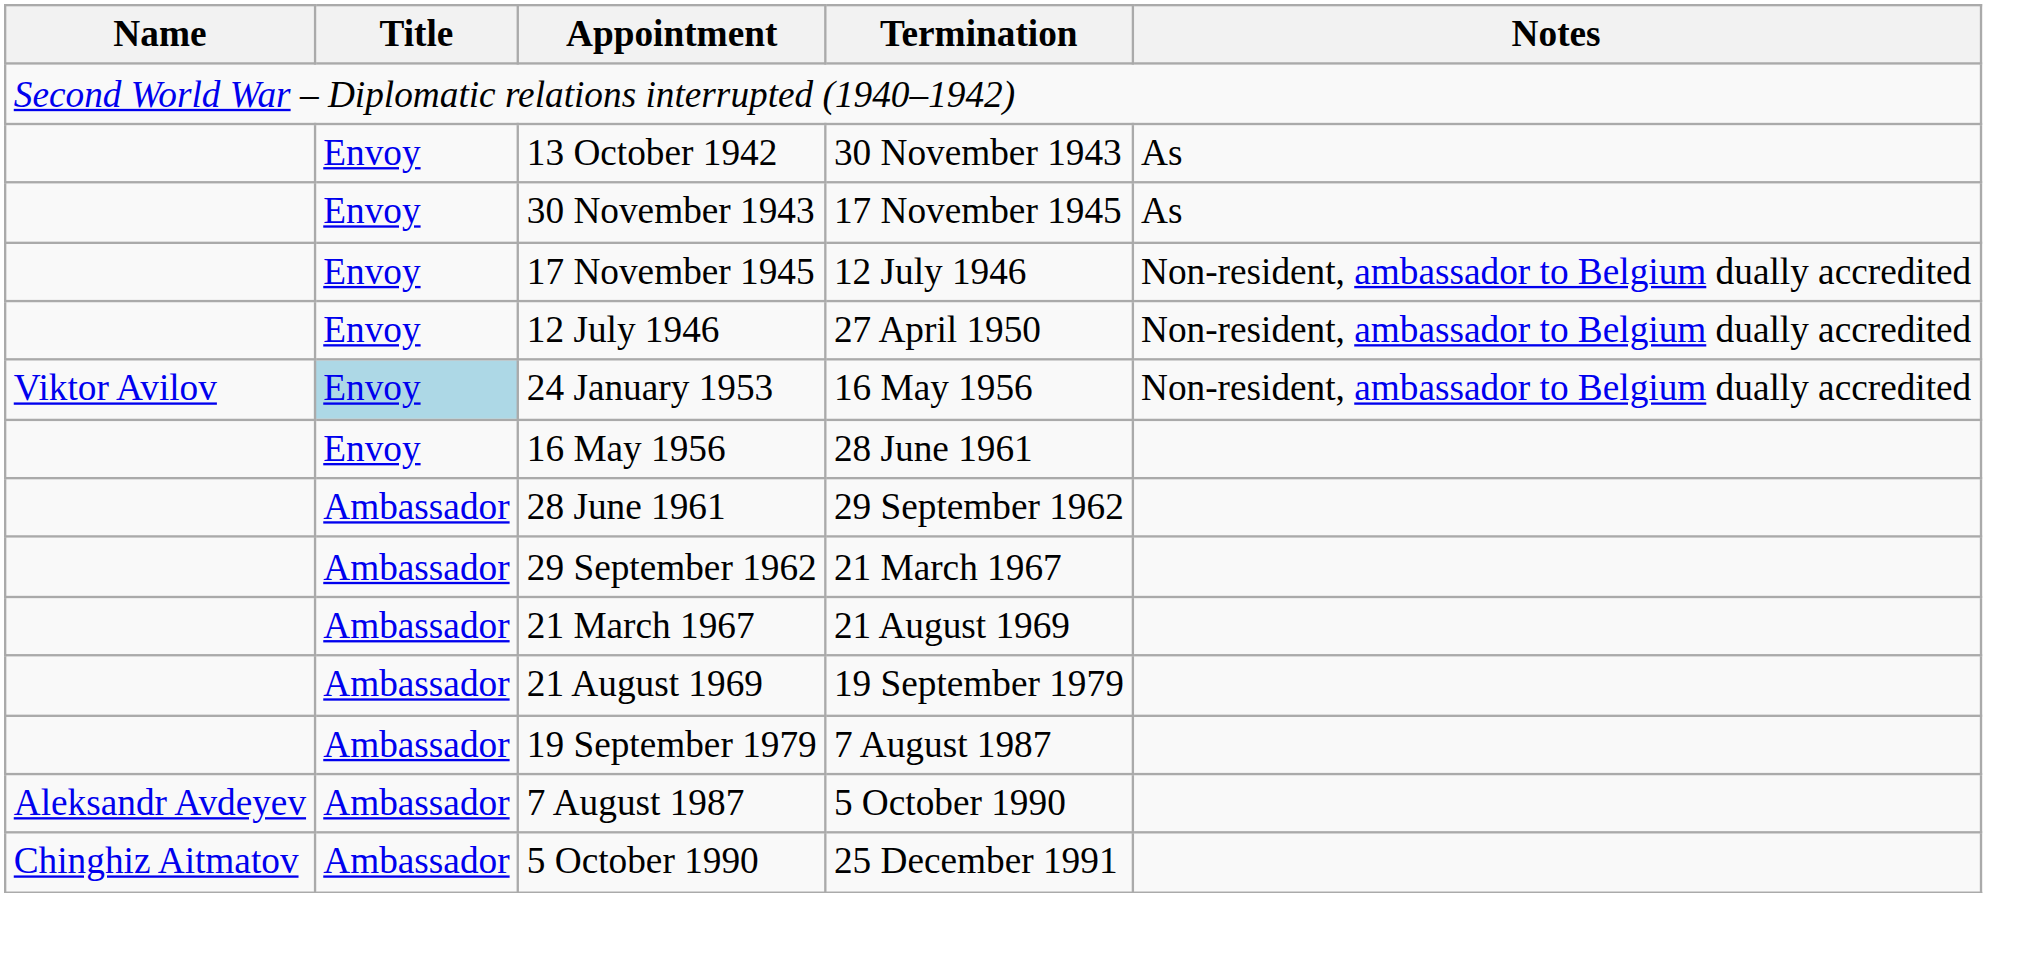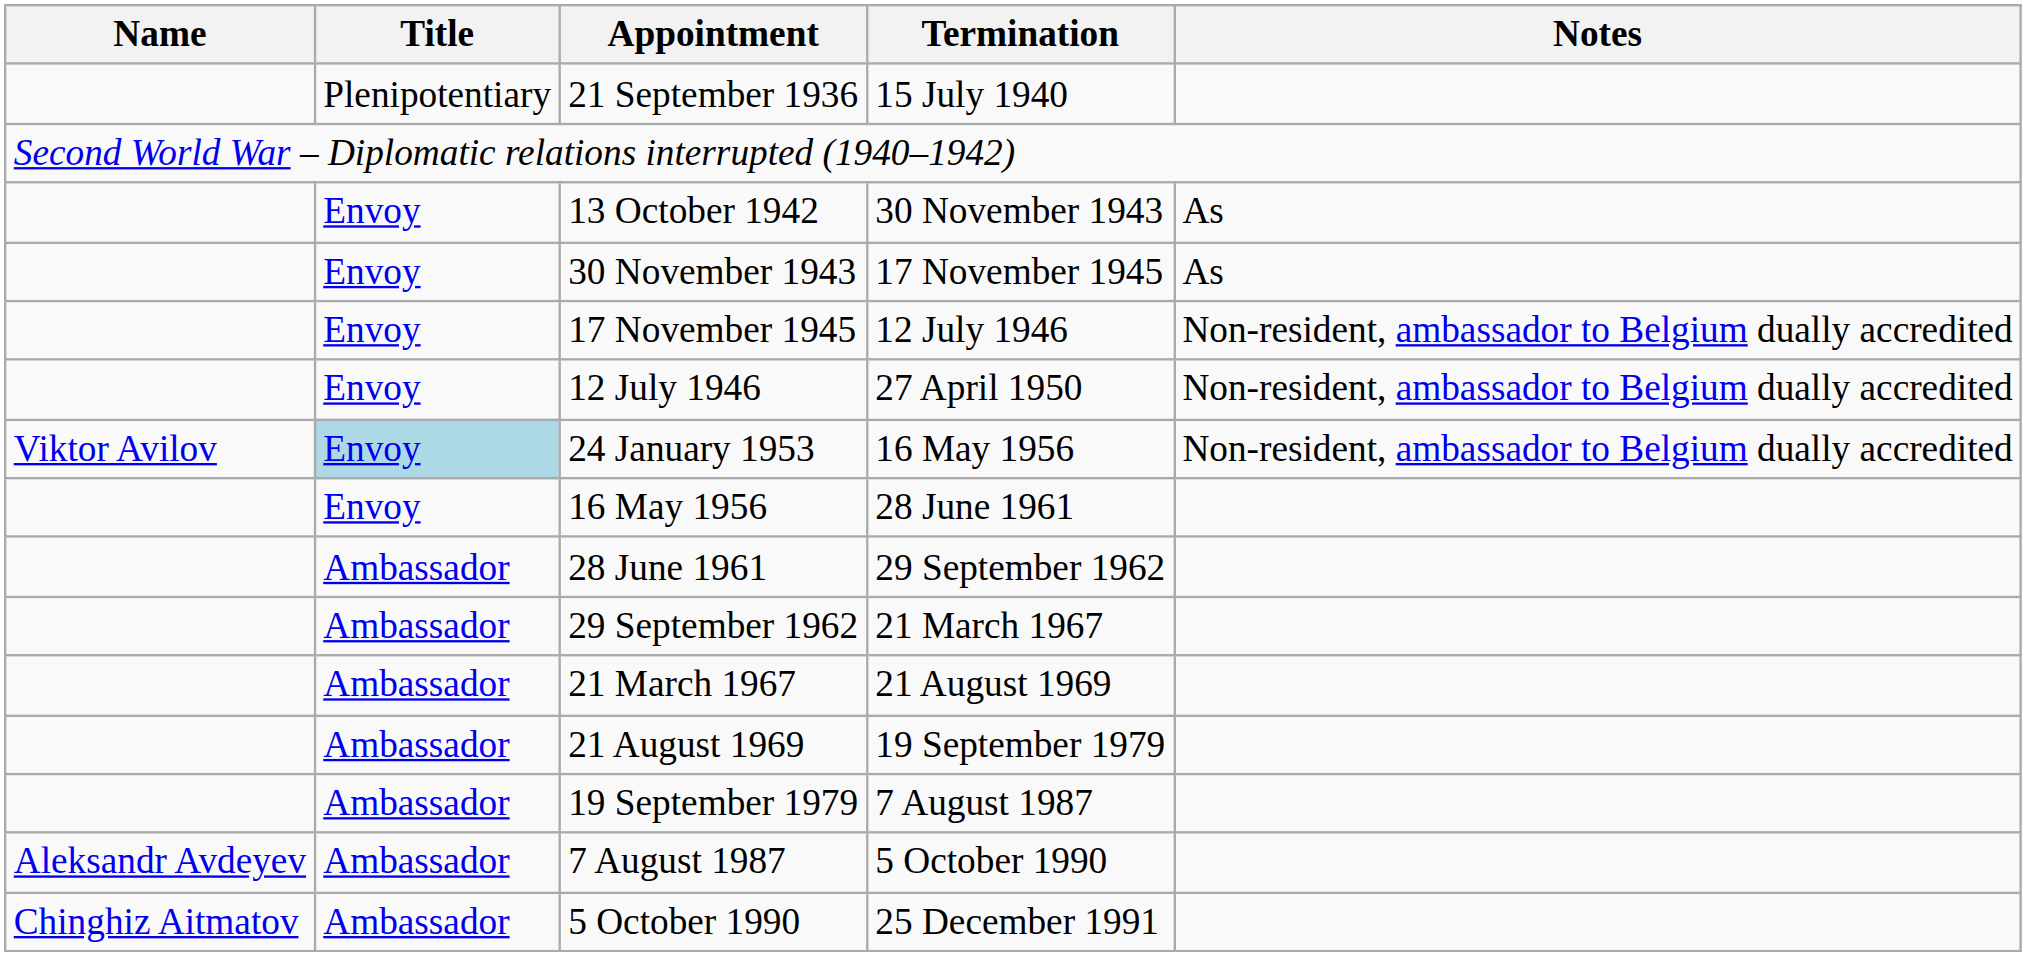+ row: (713, 93)
